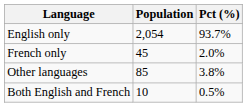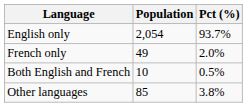(142, 53) 45 -> (142, 53) 49
rows swapped: (47, 72) <-> (69, 92)
